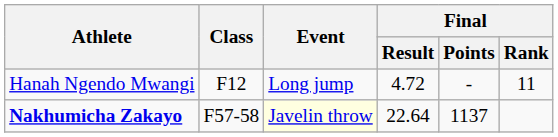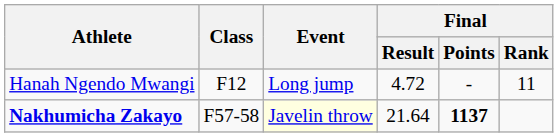(408, 116) 22.64 -> (408, 116) 21.64
(469, 116) normal -> (469, 116) bold
